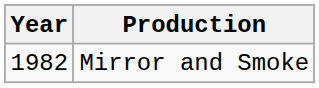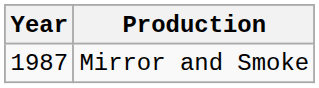(39, 63) 1982 -> (39, 63) 1987
